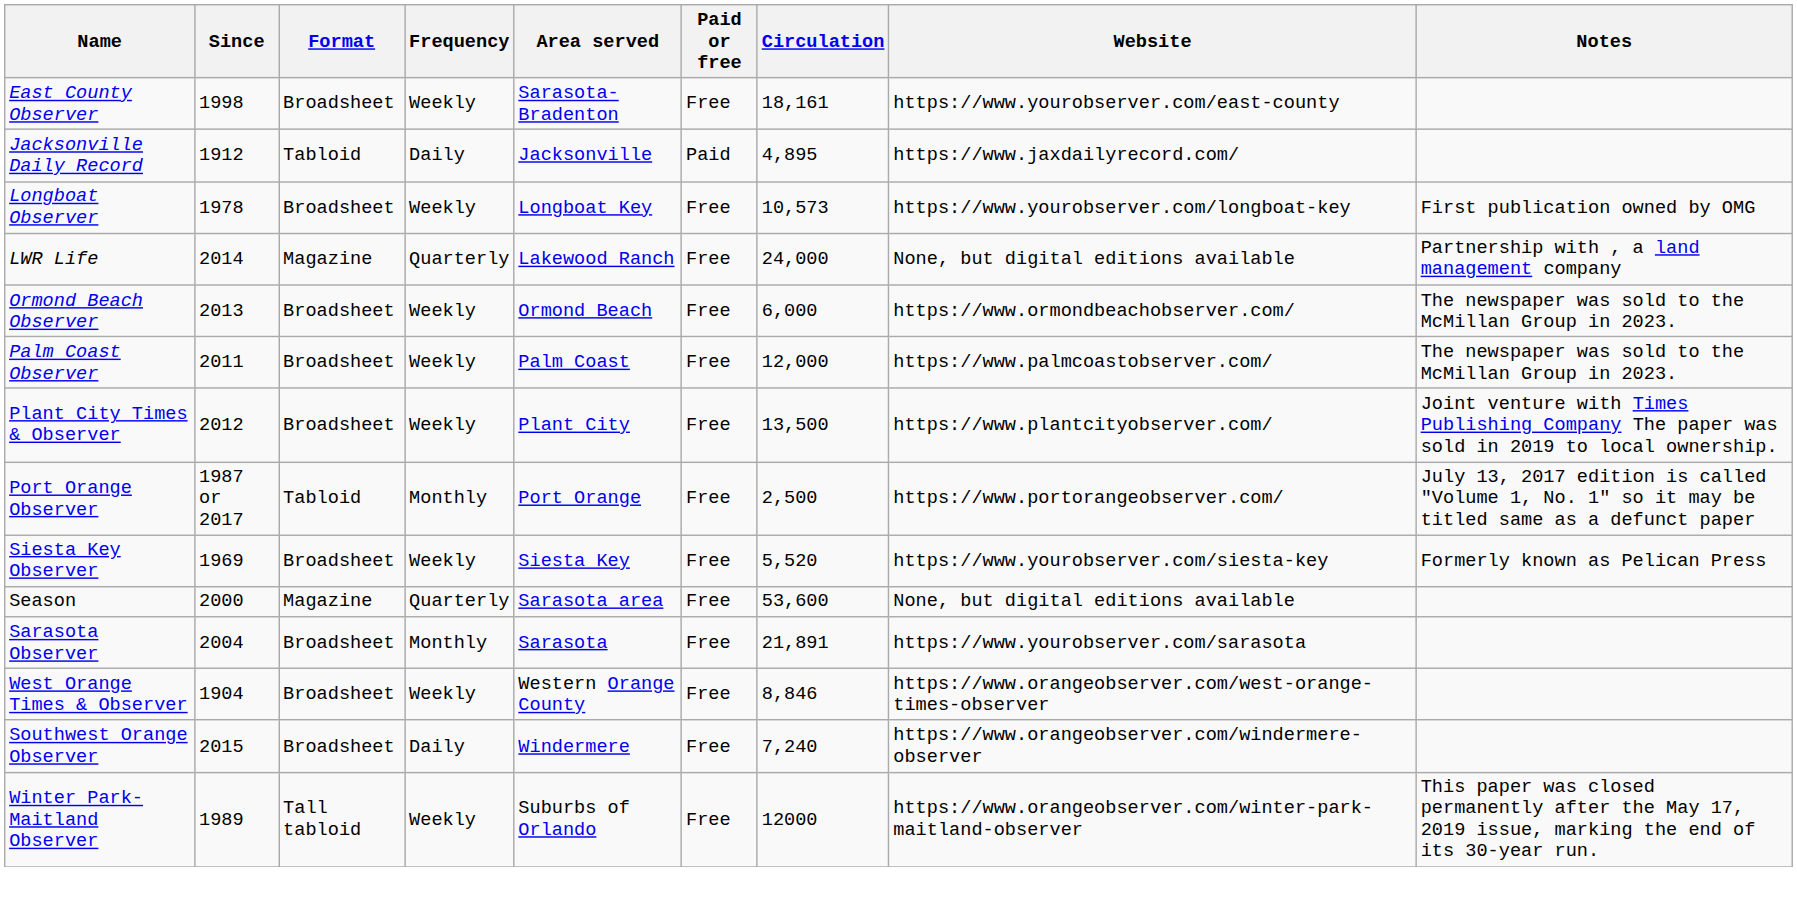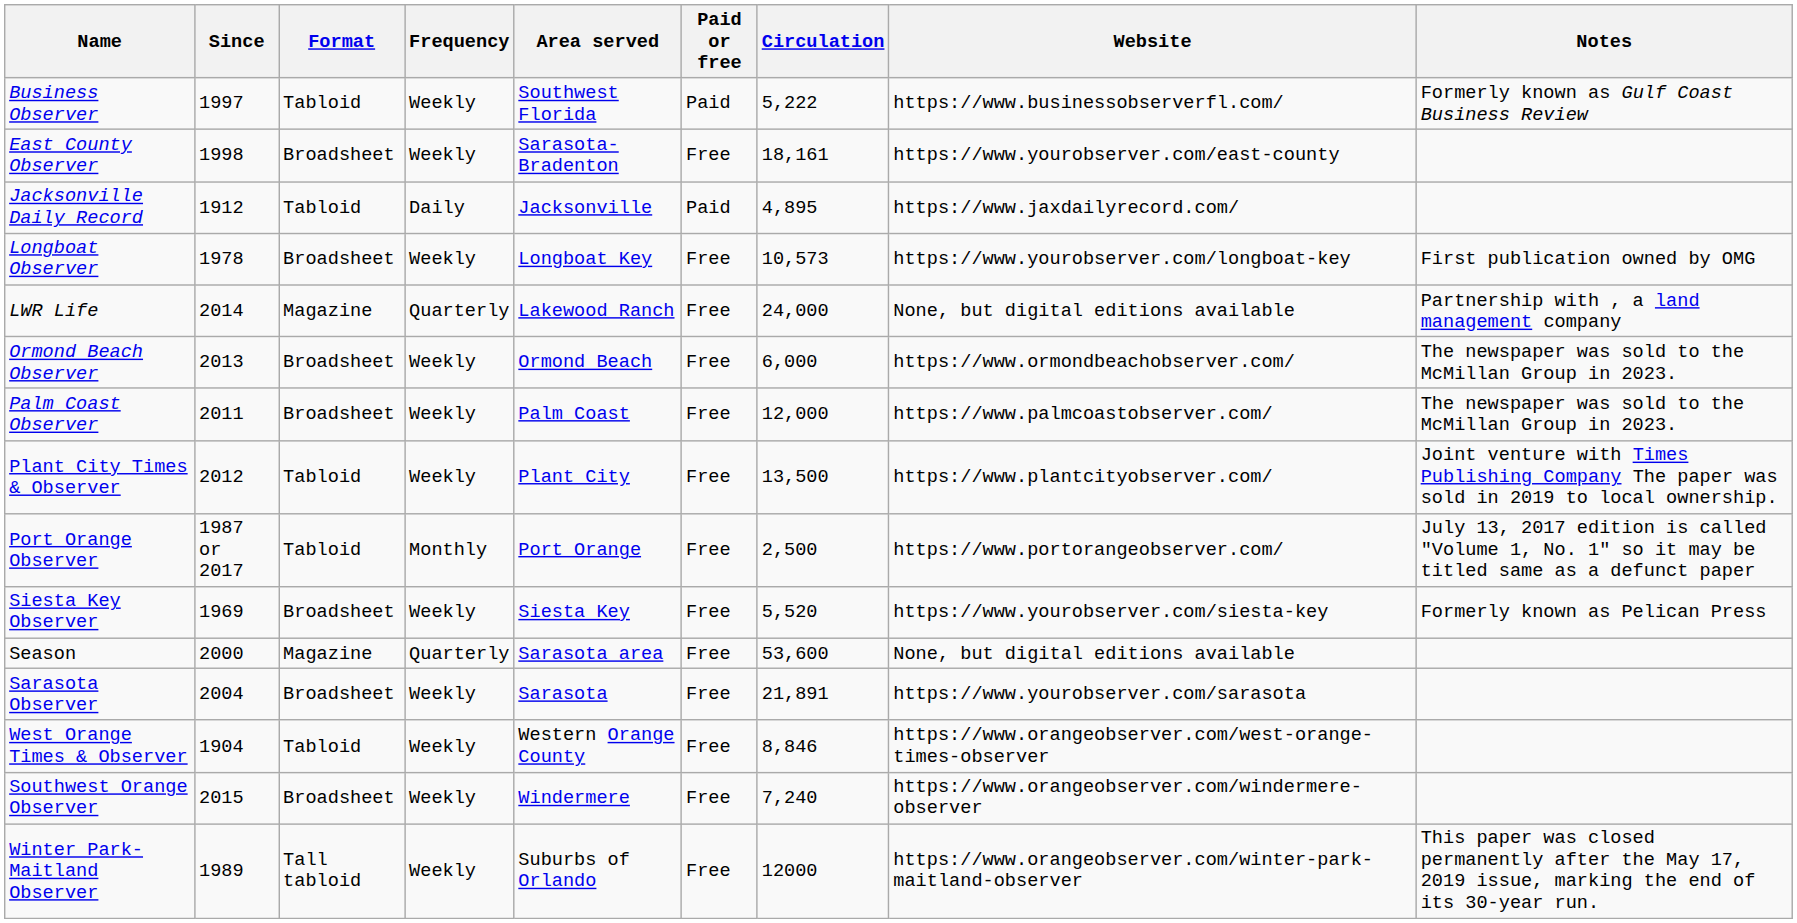+ row: (54, 104)
(339, 425) Broadsheet -> (322, 477) Tabloid
(448, 643) Monthly -> (443, 694) Weekly
(339, 694) Broadsheet -> (322, 746) Tabloid
(437, 746) Daily -> (443, 798) Weekly
